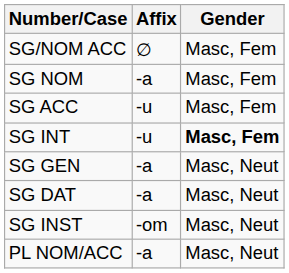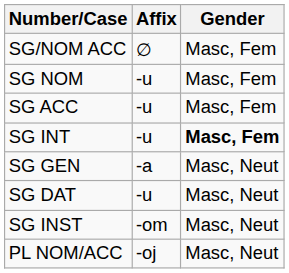(144, 78) -a -> (144, 78) -u
(144, 195) -a -> (144, 195) -u
(144, 253) -a -> (146, 253) -oj
